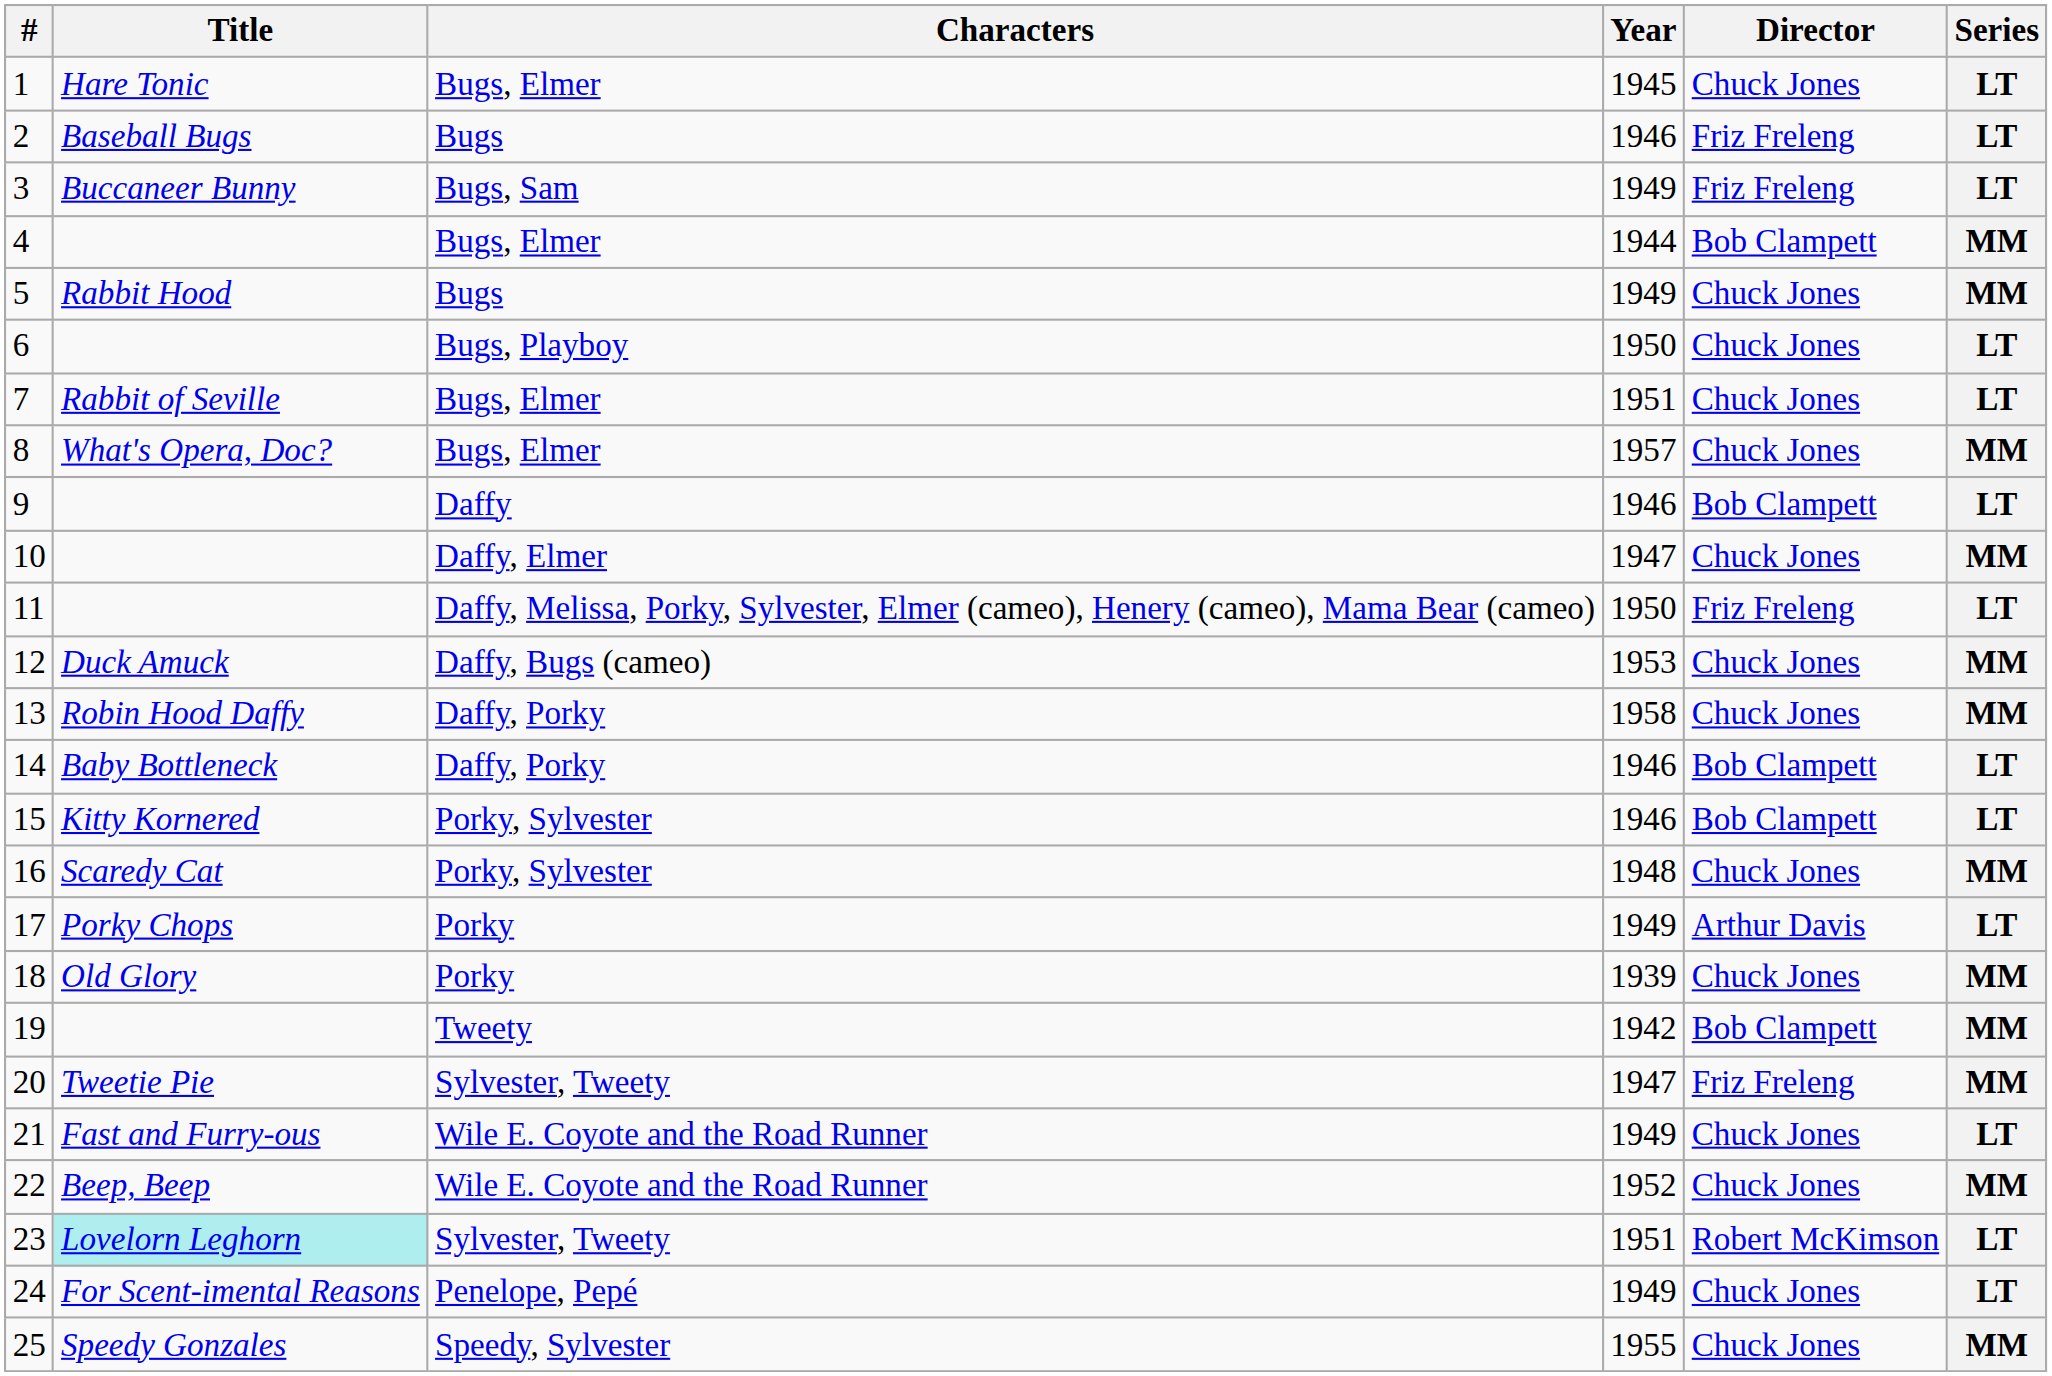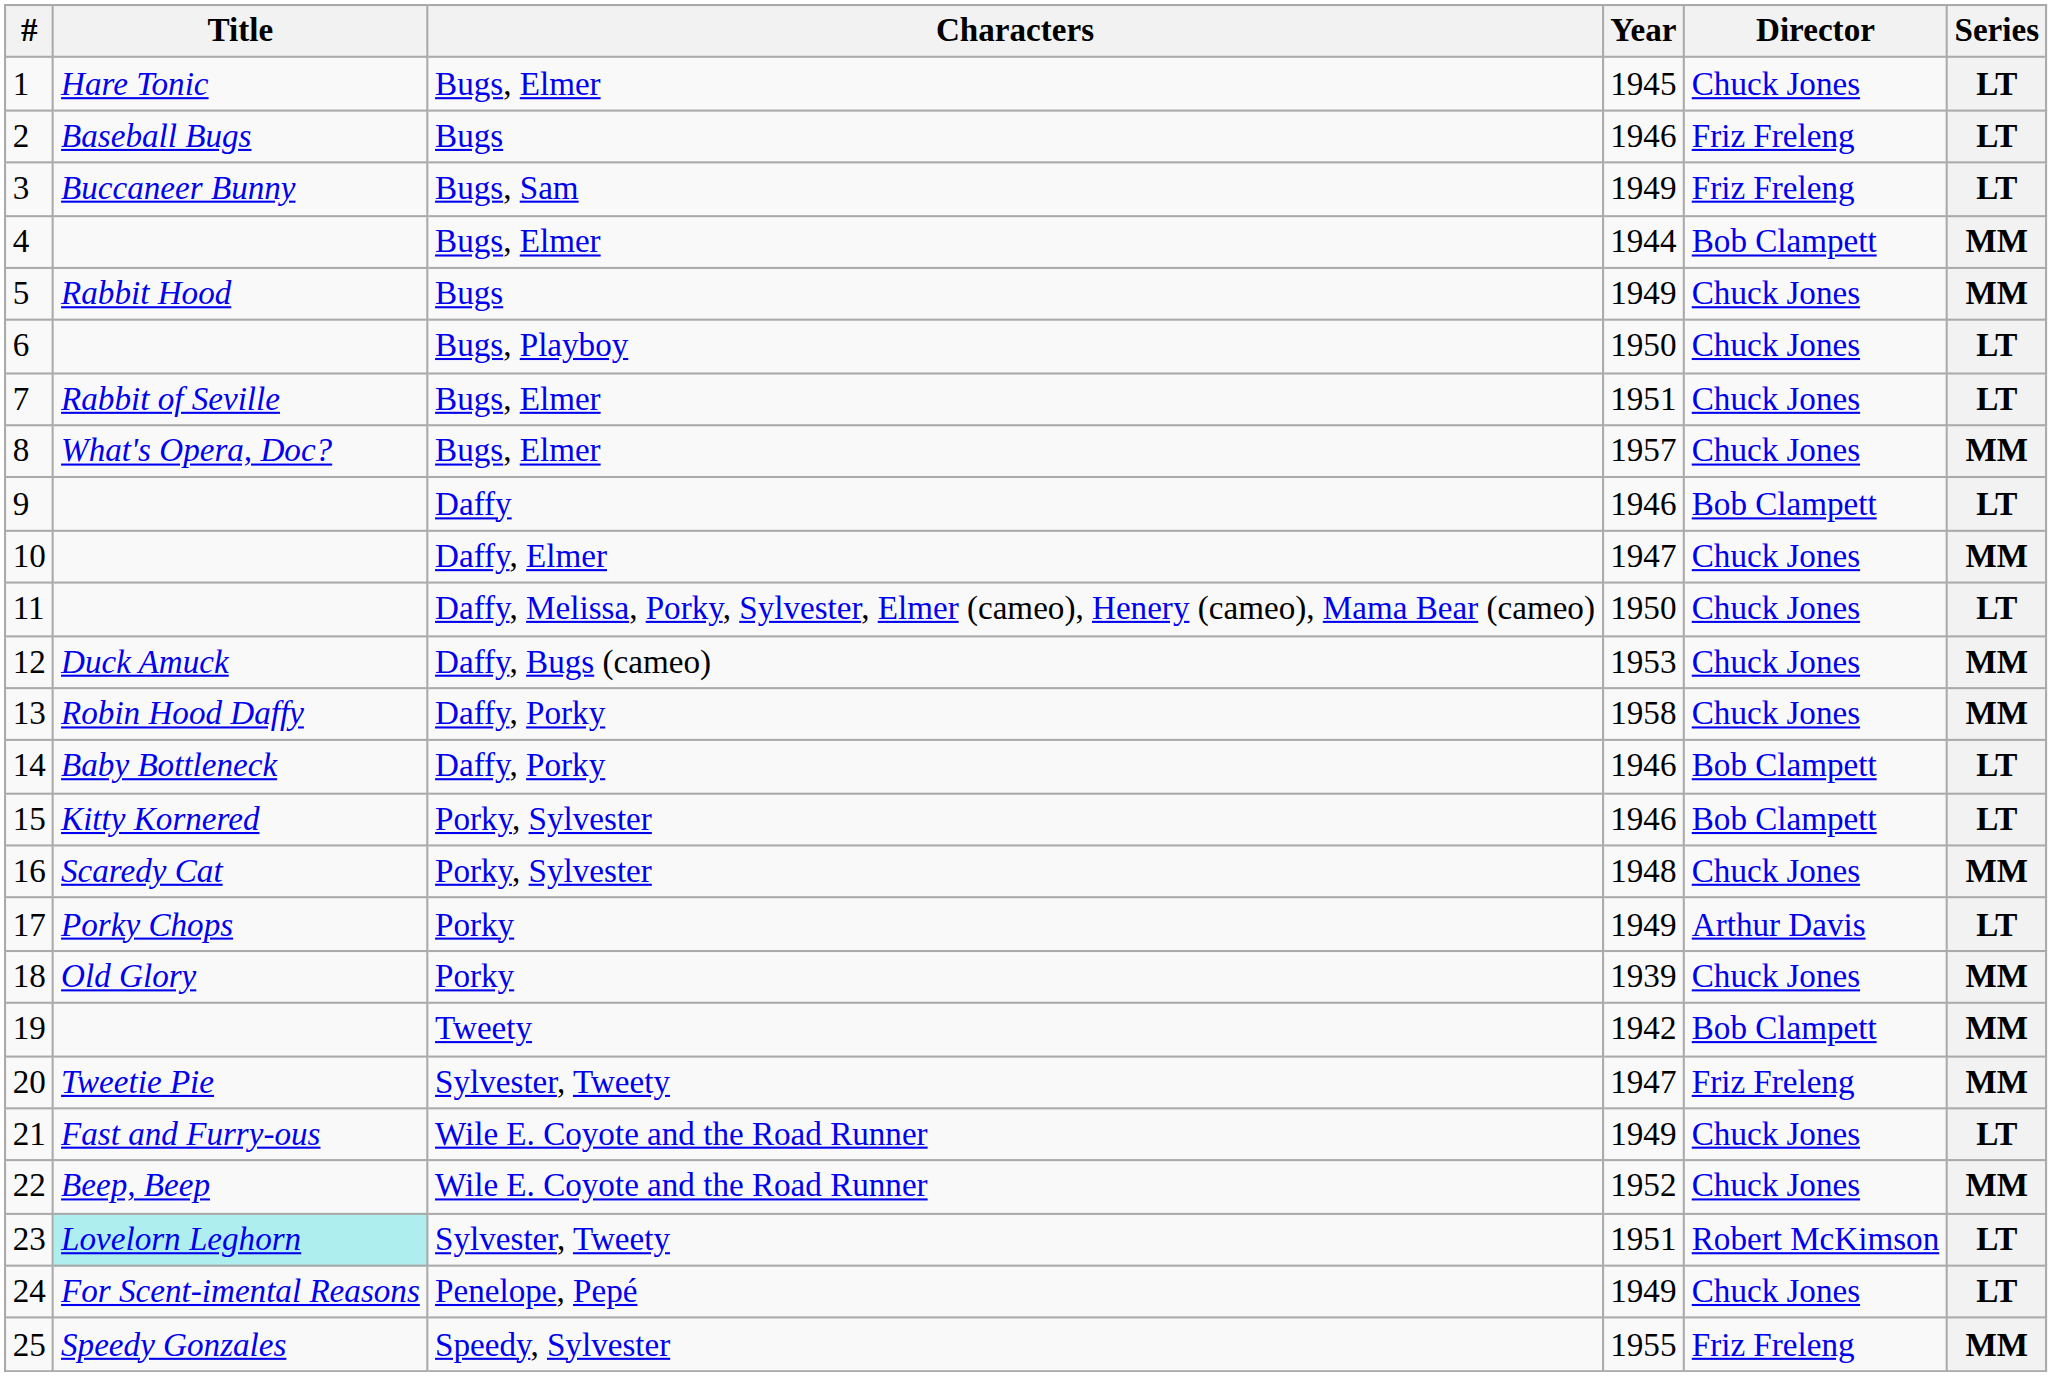(1773, 608) Friz Freleng -> (1776, 608) Chuck Jones
(1776, 1343) Chuck Jones -> (1773, 1343) Friz Freleng
